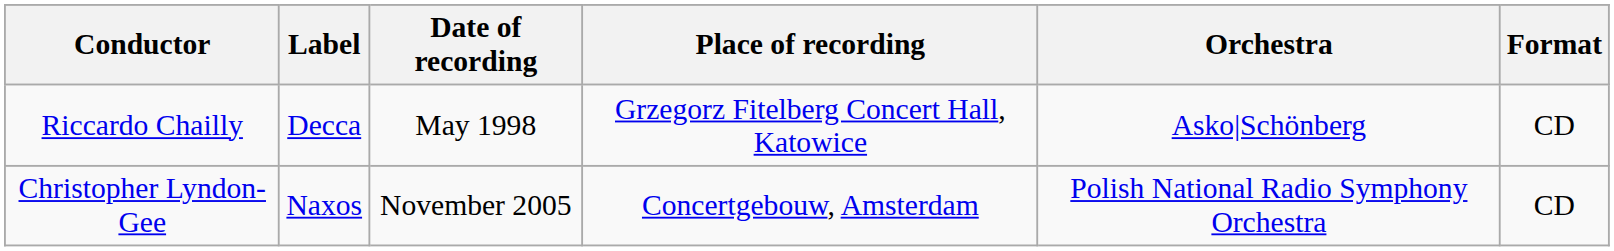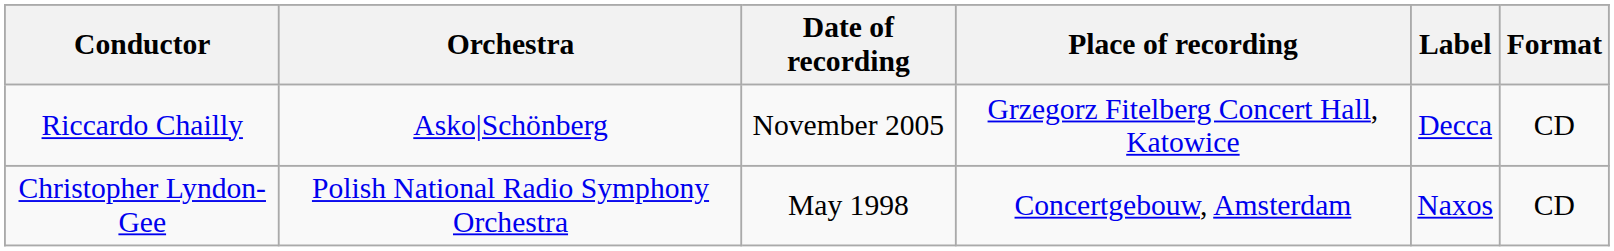columns swapped: (1269, 44) <-> (324, 44)
(476, 124) May 1998 -> (848, 124) November 2005
(476, 205) November 2005 -> (848, 205) May 1998
